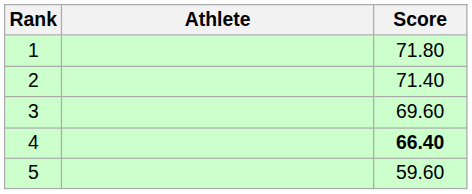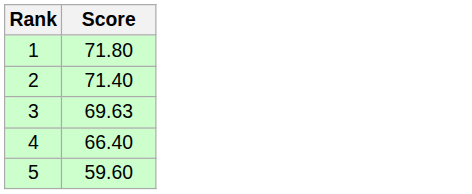- column: (218, 19)
(420, 111) 69.60 -> (109, 111) 69.63
(420, 142) bold -> (109, 142) normal
